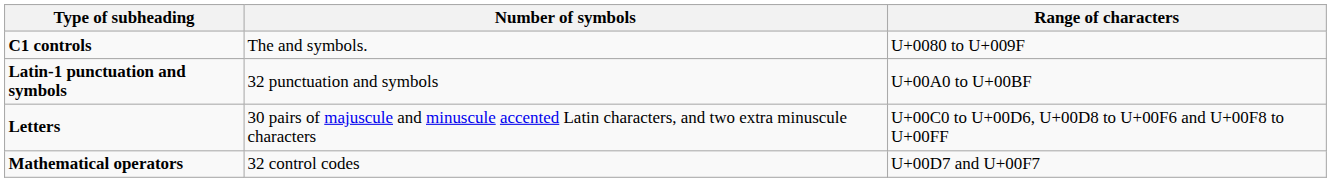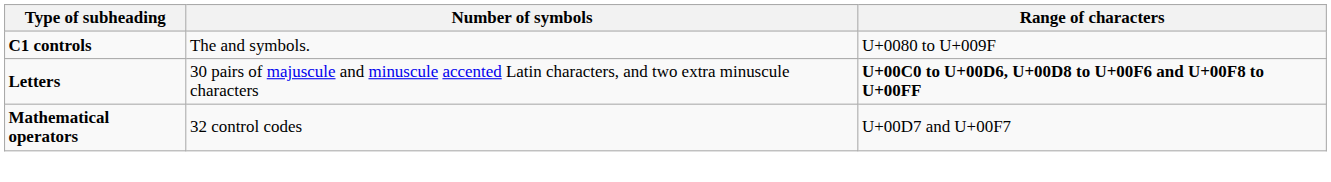- row: (97, 81)
(1088, 127) normal -> (1063, 81) bold
